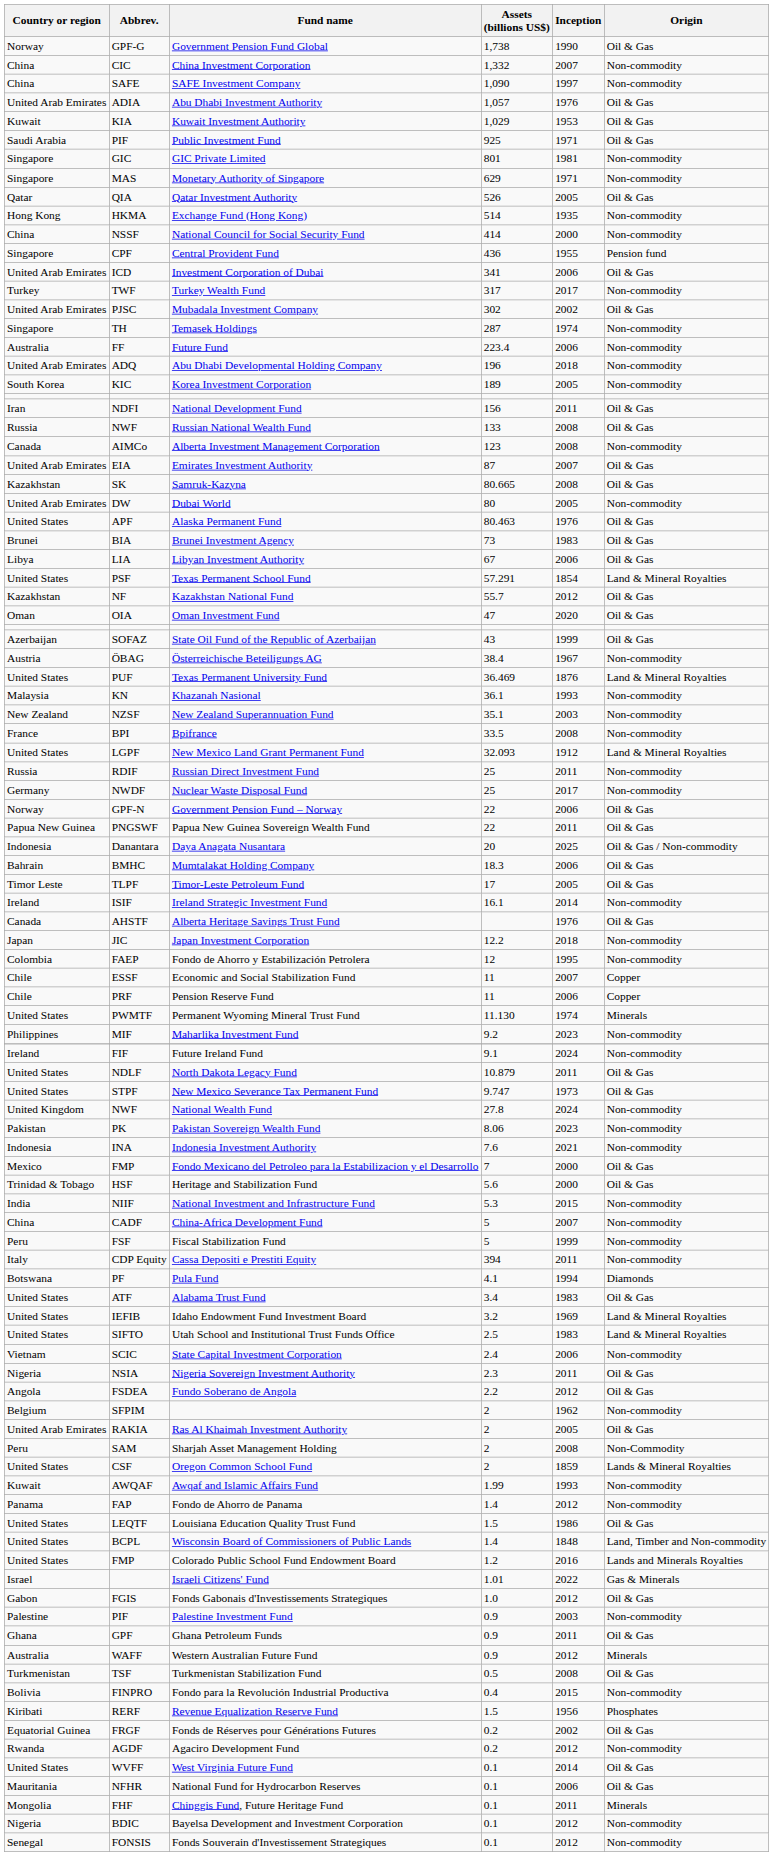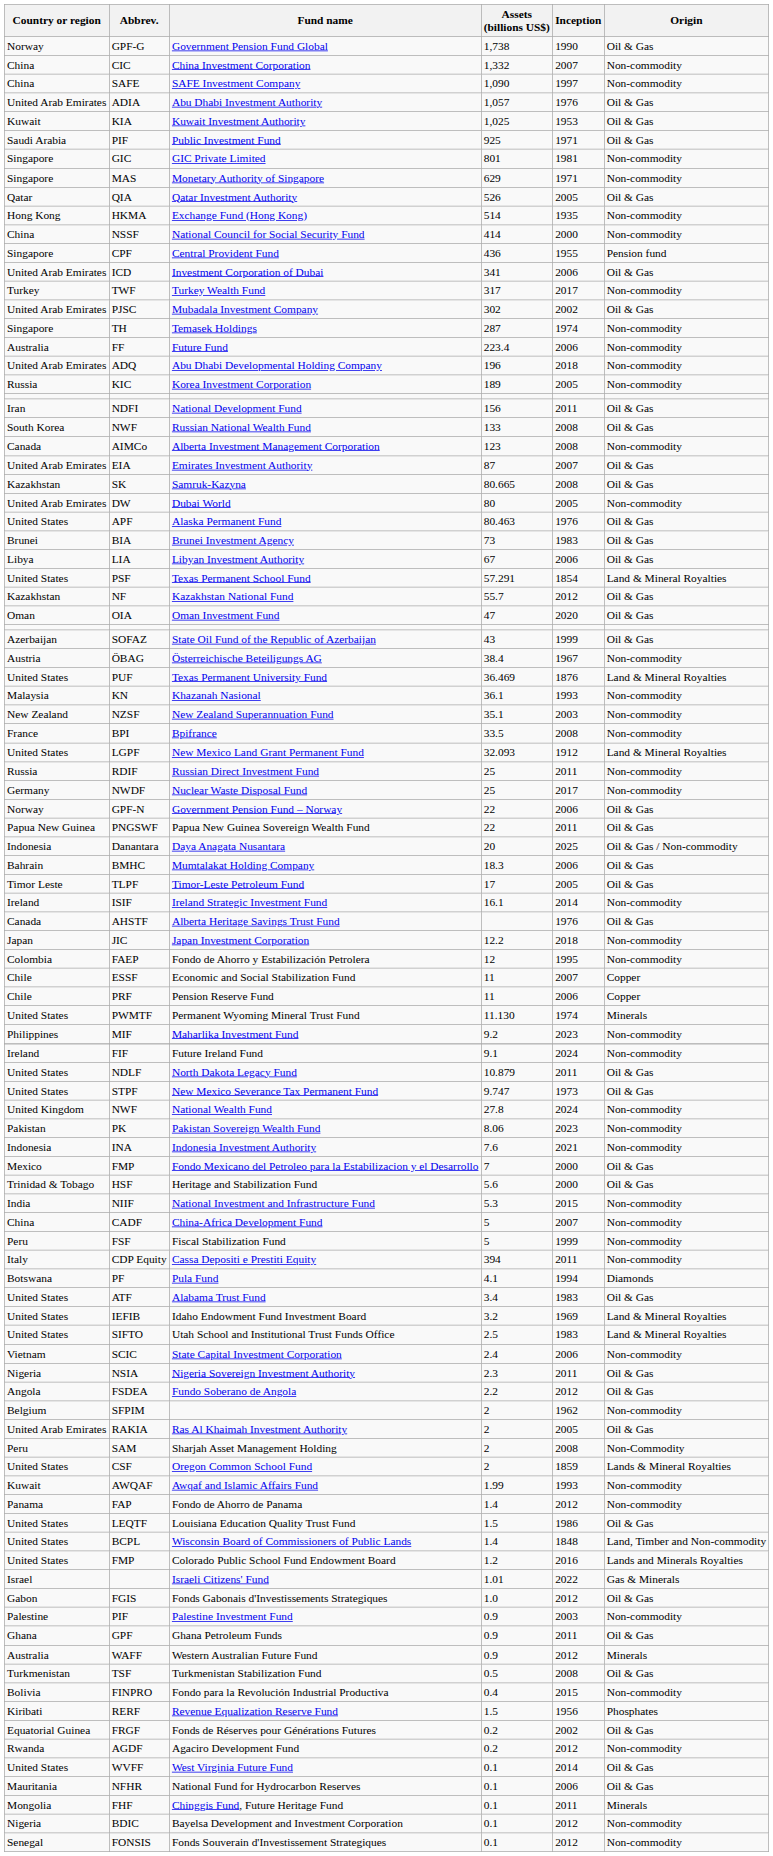(497, 121) 1,029 -> (497, 121) 1,025
(36, 384) South Korea -> (22, 384) Russia
(22, 427) Russia -> (36, 427) South Korea
